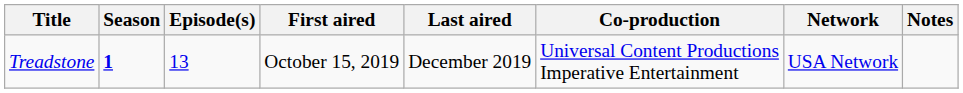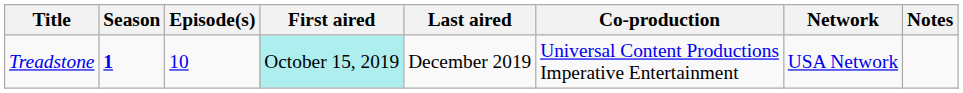(179, 61) 13 -> (179, 61) 10
(332, 61) no background -> (332, 61) paleturquoise background
